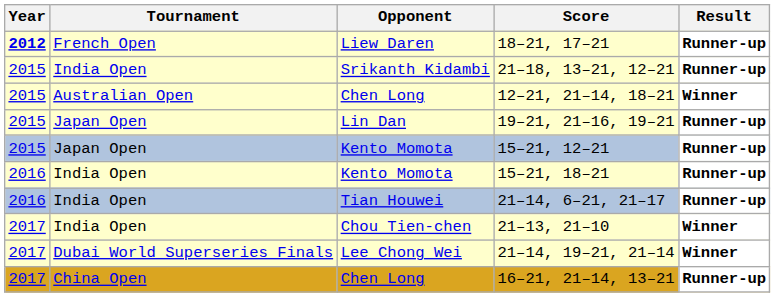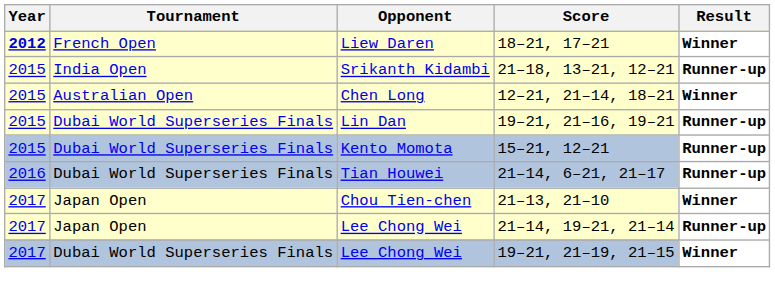(724, 44) Runner-up -> (710, 44) Winner
(100, 122) Japan Open -> (193, 122) Dubai World Superseries Finals
(100, 148) Japan Open -> (193, 148) Dubai World Superseries Finals
- row: (553, 174)
(100, 200) India Open -> (193, 174) Dubai World Superseries Finals
(100, 227) India Open -> (100, 200) Japan Open
(193, 253) Dubai World Superseries Finals -> (100, 227) Japan Open
(710, 253) Winner -> (724, 227) Runner-up
- row: (586, 279)
+ row: (586, 253)
